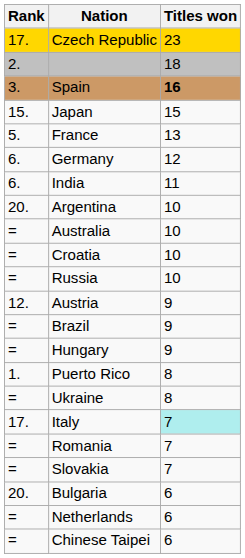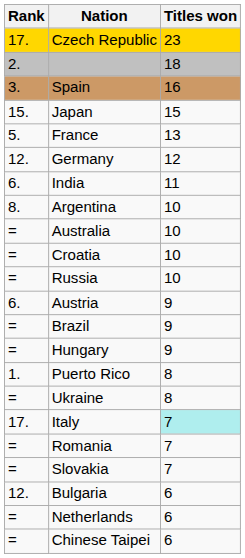(172, 87) bold -> (172, 87) normal
(14, 159) 6. -> (18, 159) 12.
(18, 207) 20. -> (14, 207) 8.
(18, 302) 12. -> (14, 302) 6.
(18, 493) 20. -> (18, 493) 12.
